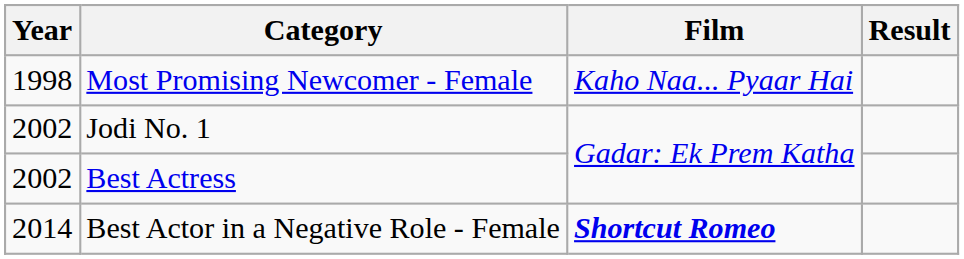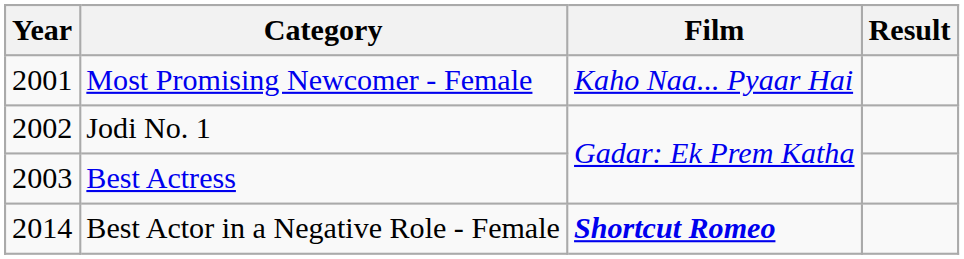(42, 79) 1998 -> (42, 79) 2001
(42, 178) 2002 -> (42, 178) 2003
